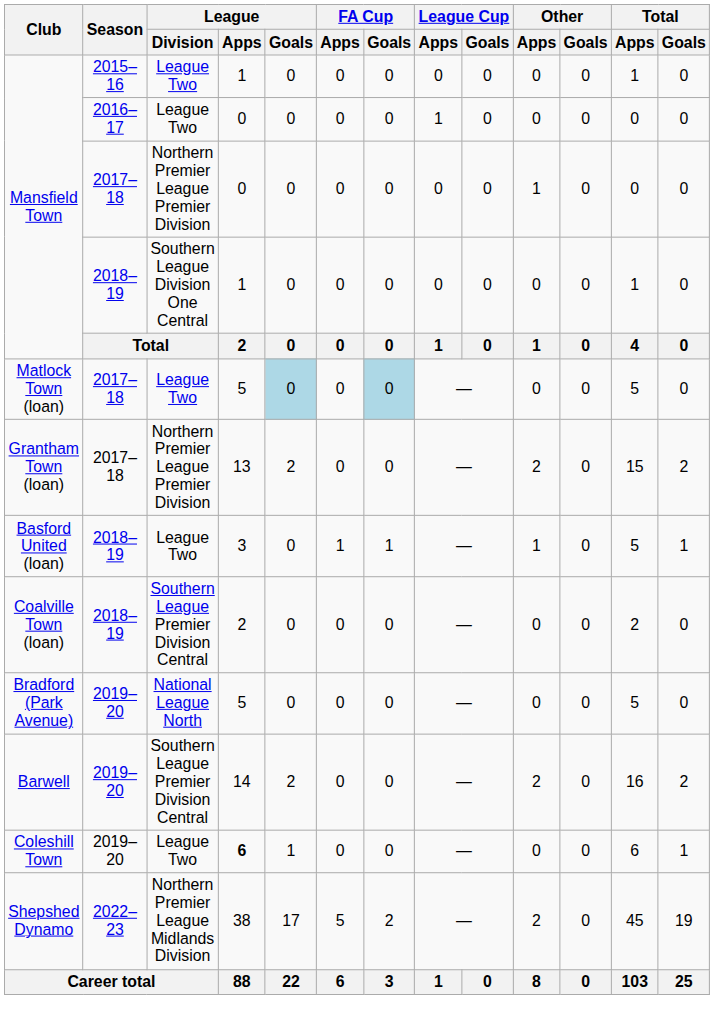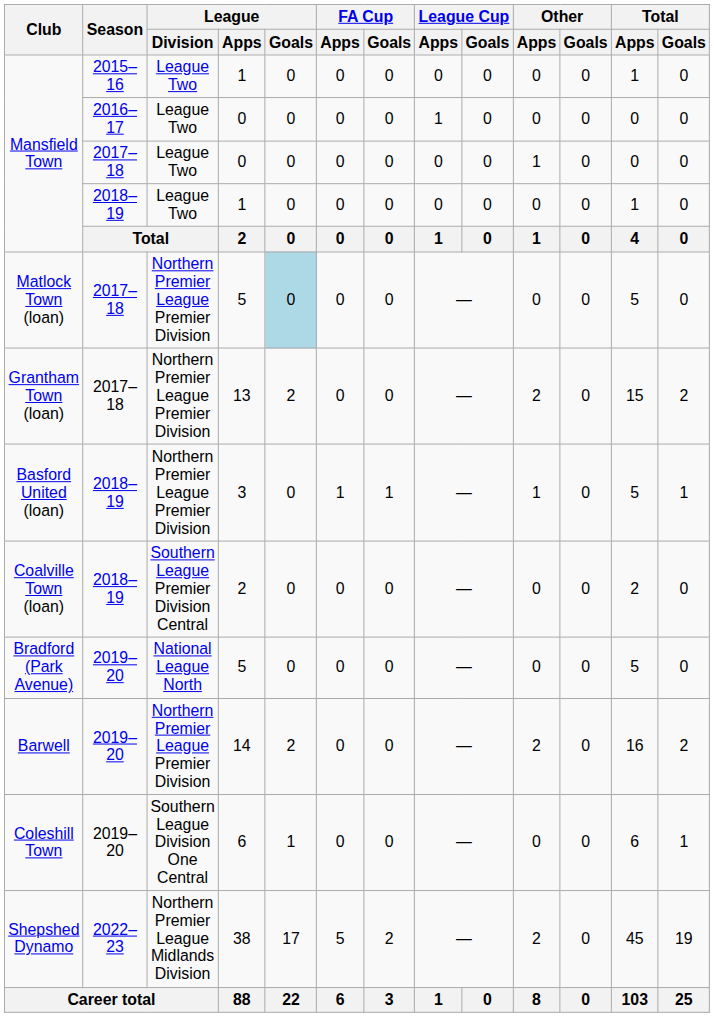(183, 188) Northern Premier League Premier Division -> (183, 162) League Two
(183, 285) Southern League Division One Central -> (183, 205) League Two
(183, 388) League Two -> (183, 299) Northern Premier League Premier Division
(389, 388) lightblue background -> (389, 299) no background
(183, 546) League Two -> (183, 492) Northern Premier League Premier Division
(183, 781) Southern League Premier Division Central -> (183, 746) Northern Premier League Premier Division
(183, 851) League Two -> (183, 842) Southern League Division One Central
(242, 851) bold -> (242, 842) normal
